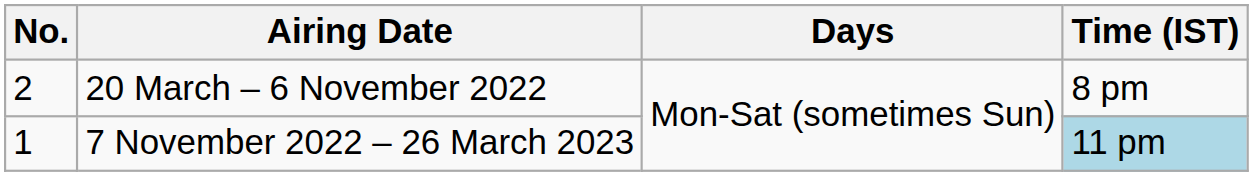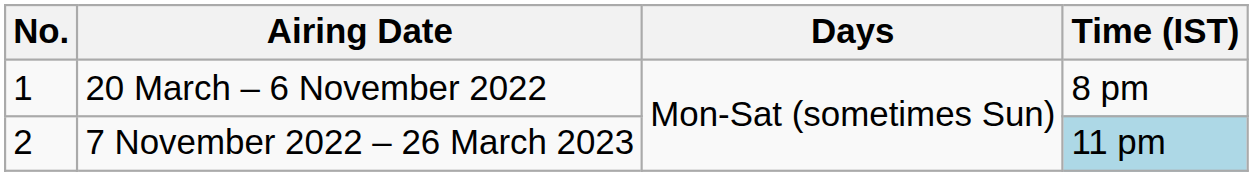(23, 87) 2 -> (23, 87) 1
(23, 142) 1 -> (23, 142) 2
